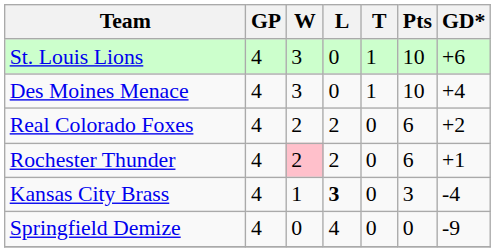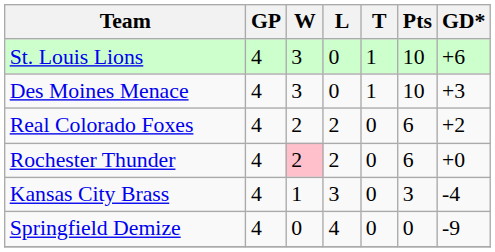(453, 90) +4 -> (453, 90) +3
(453, 159) +1 -> (453, 159) +0
(334, 194) bold -> (334, 194) normal
